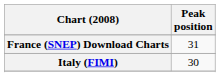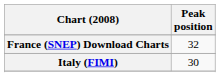(193, 44) 31 -> (193, 44) 32
